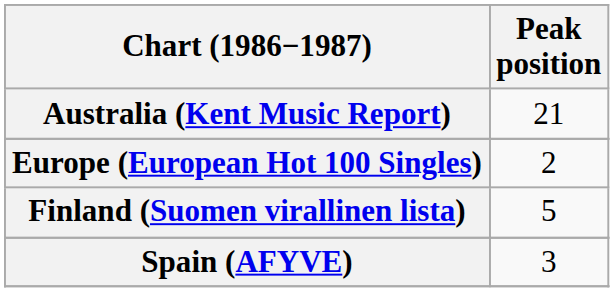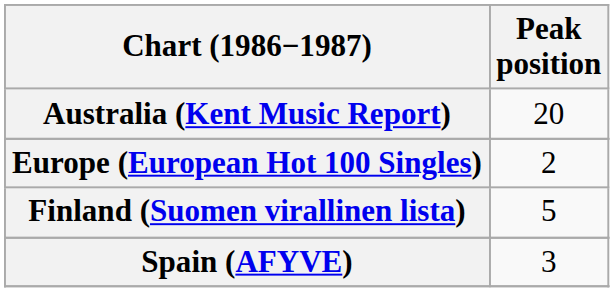(549, 113) 21 -> (549, 113) 20
